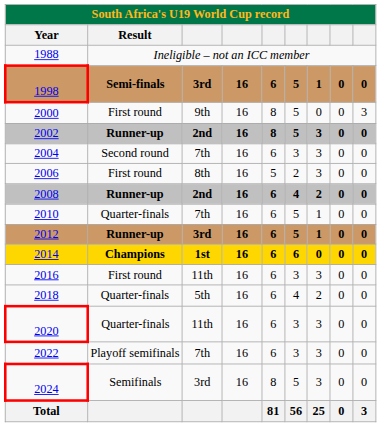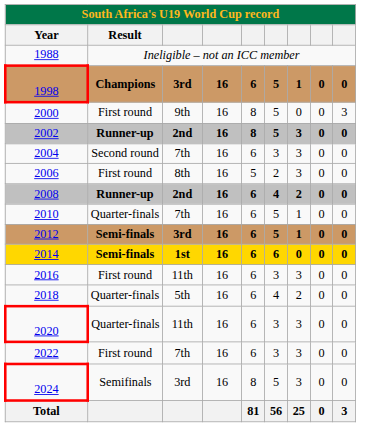(135, 84) Semi-finals -> (125, 84) Champions
(135, 234) Runner-up -> (125, 234) Semi-finals
(135, 254) Champions -> (125, 254) Semi-finals
(135, 353) Playoff semifinals -> (125, 353) First round
